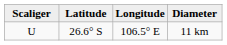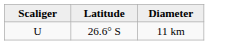- column: (140, 13)
